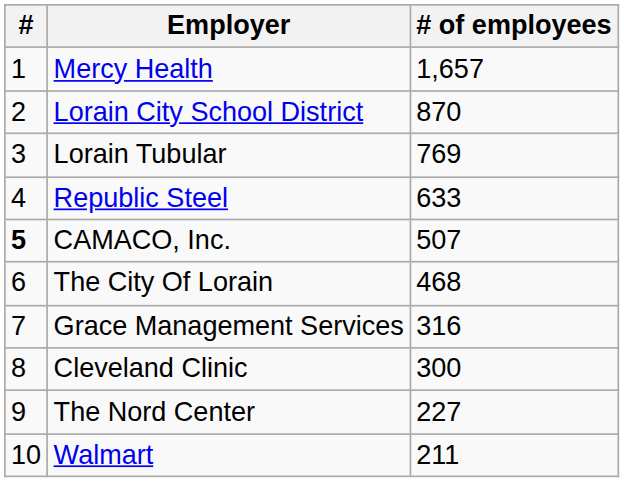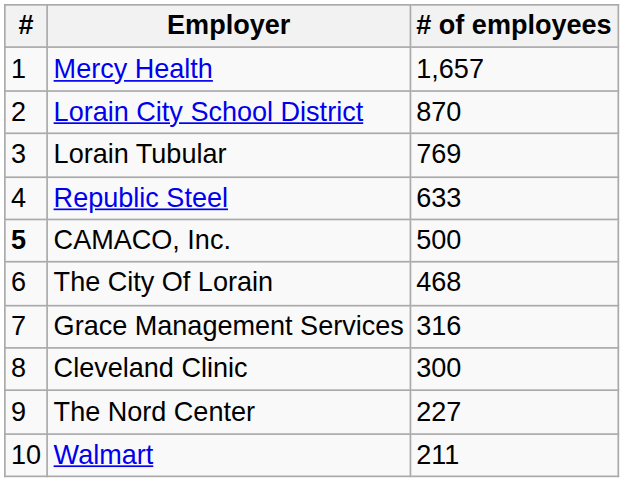(439, 240) 507 -> (439, 240) 500
